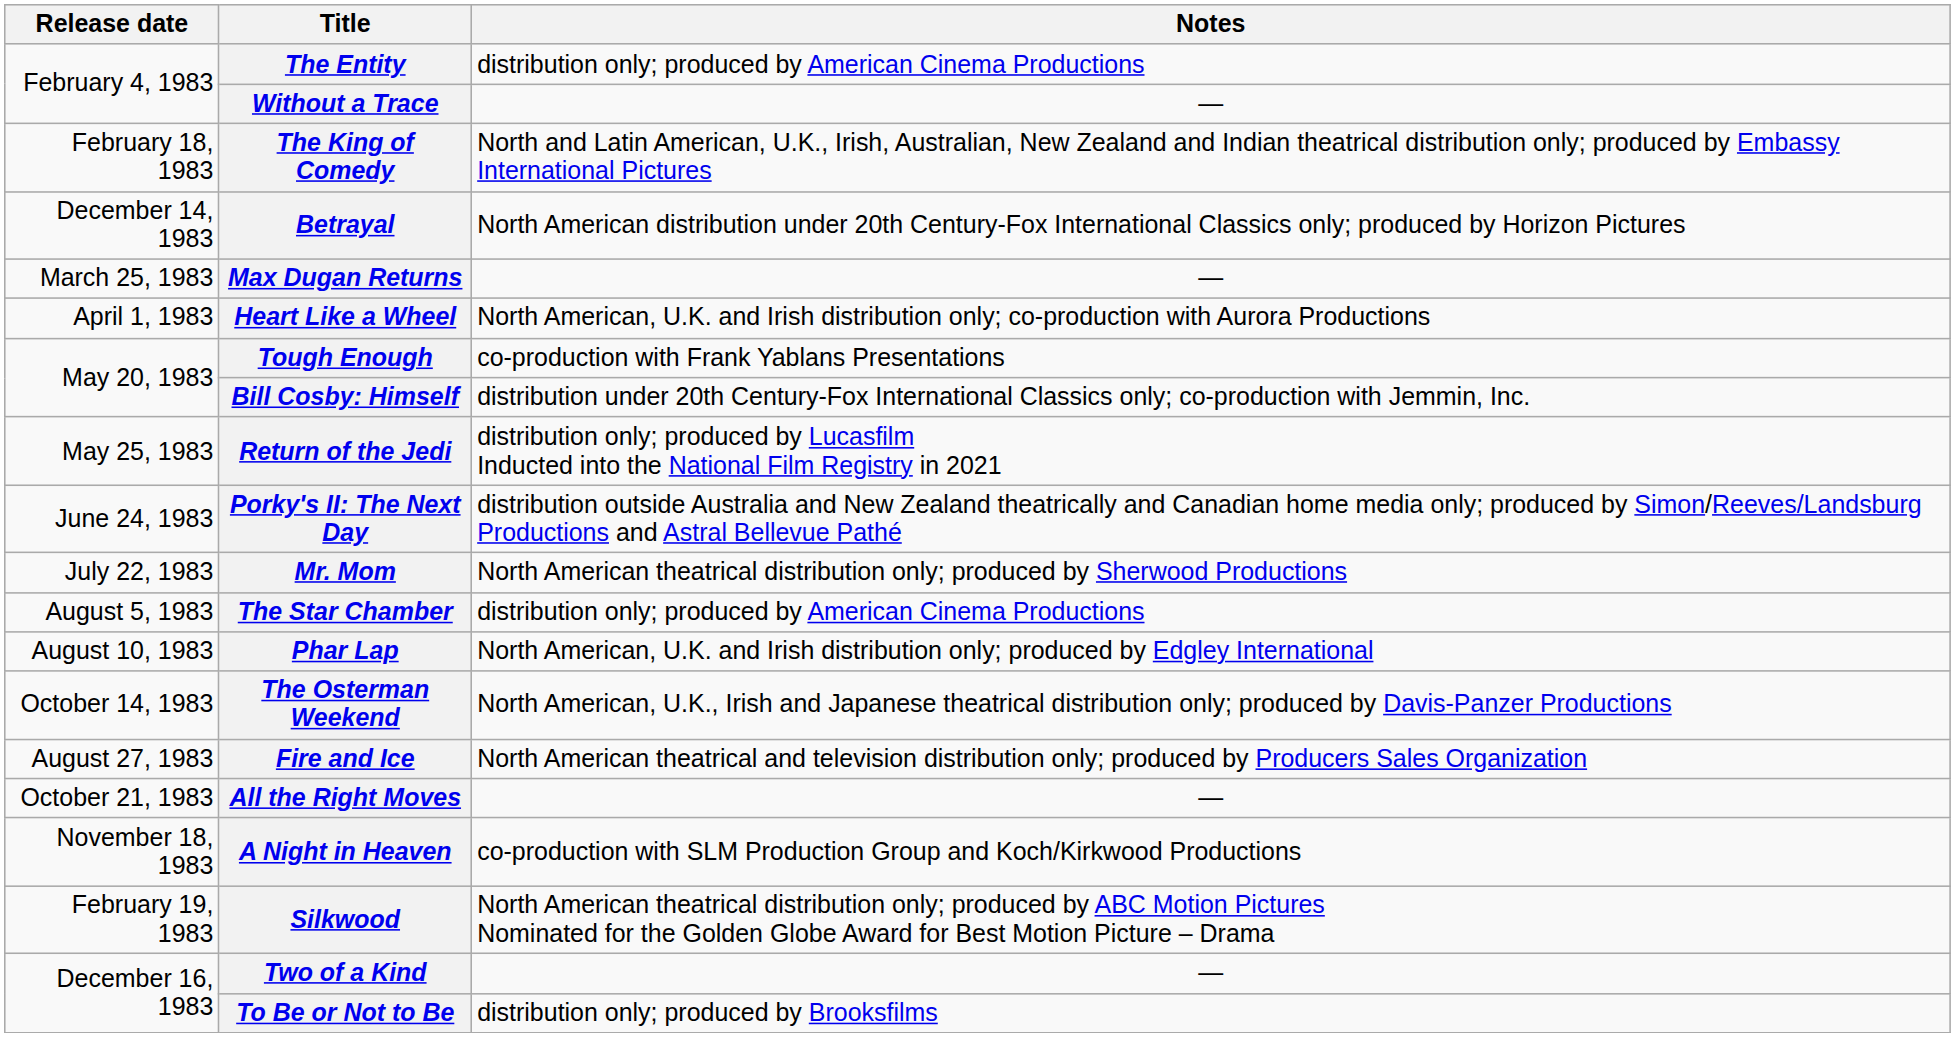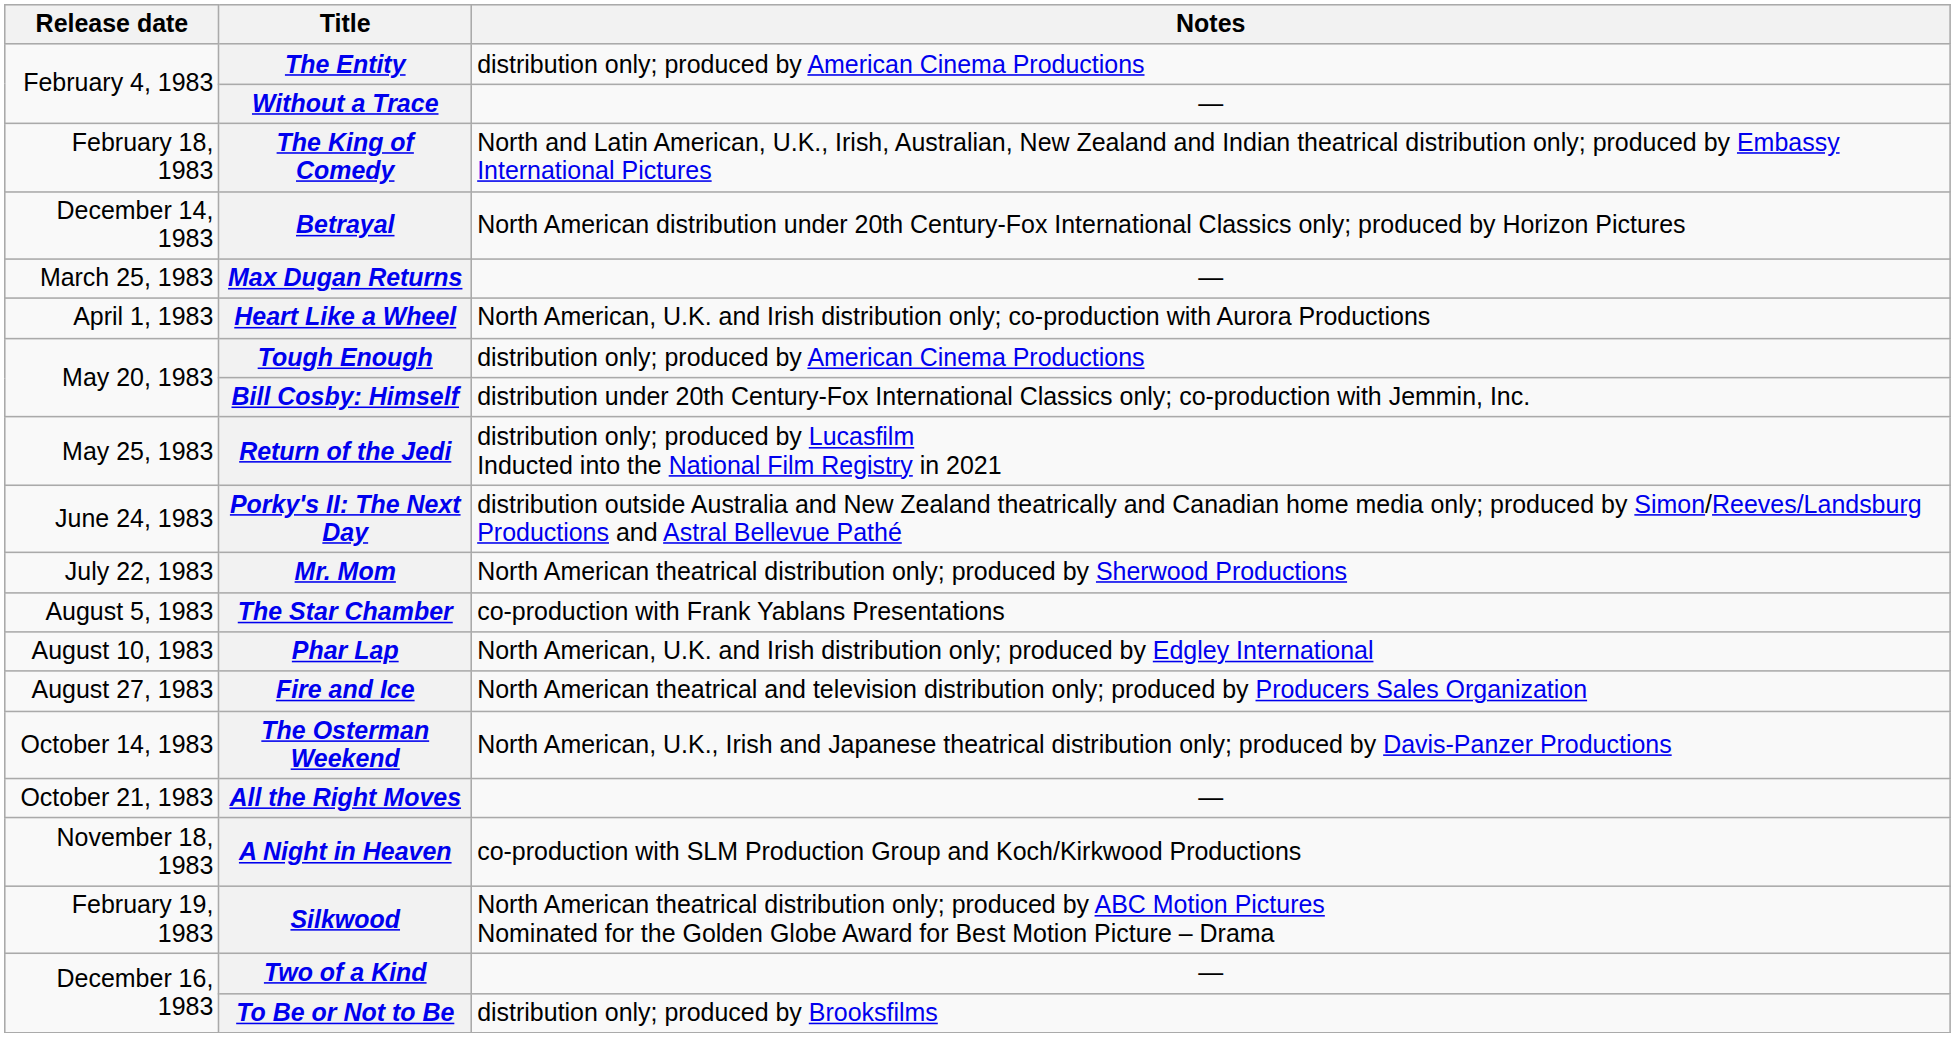(741, 357) co-production with Frank Yablans Presentations -> (811, 357) distribution only; produced by American Cinema Productions
(811, 611) distribution only; produced by American Cinema Productions -> (741, 611) co-production with Frank Yablans Presentations
rows swapped: (345, 758) <-> (345, 704)
